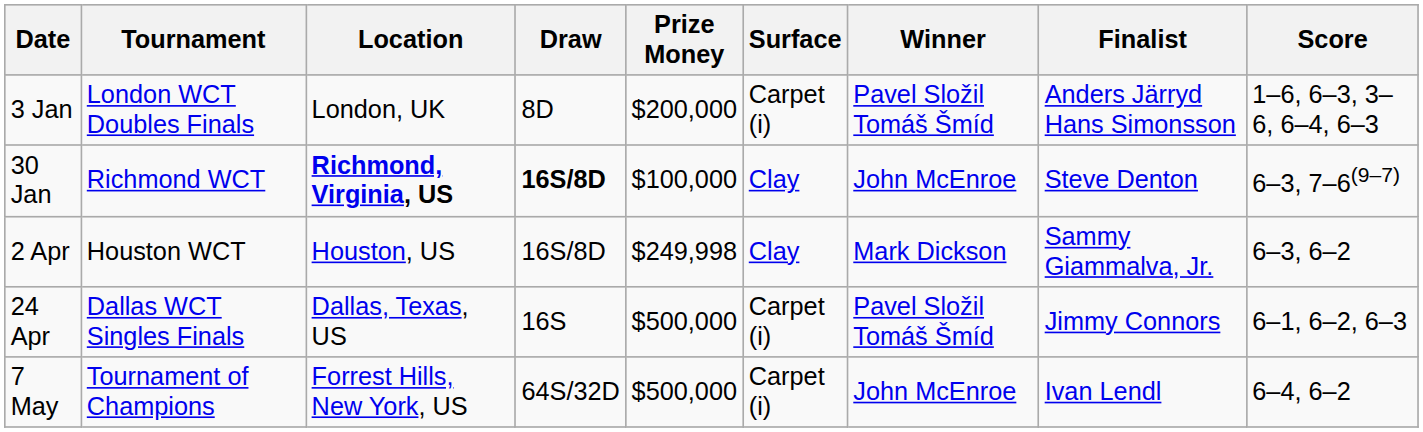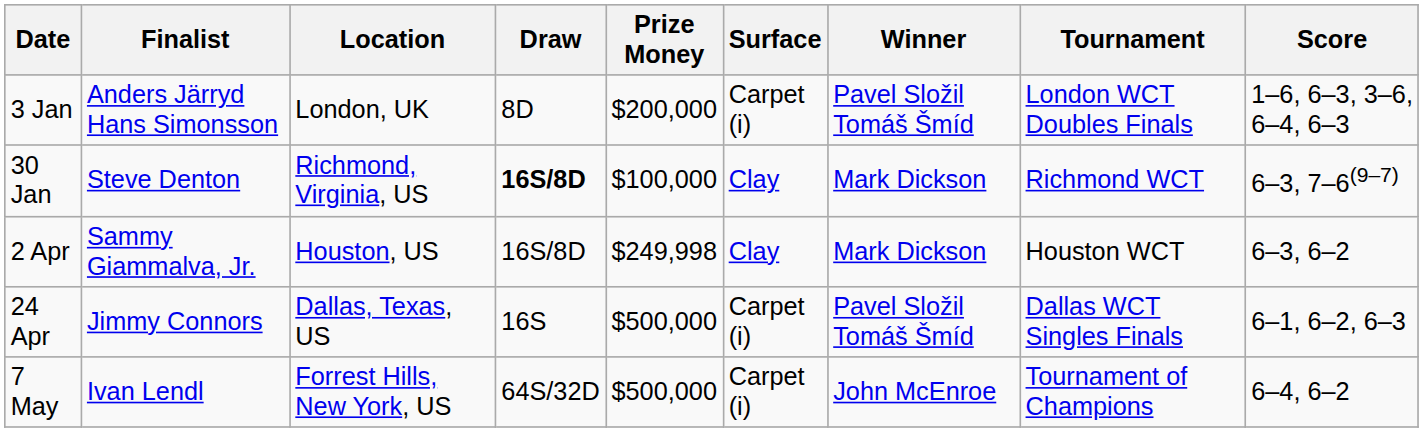columns swapped: (193, 39) <-> (1143, 39)
(382, 180) bold -> (362, 180) normal
(935, 180) John McEnroe -> (910, 180) Mark Dickson
